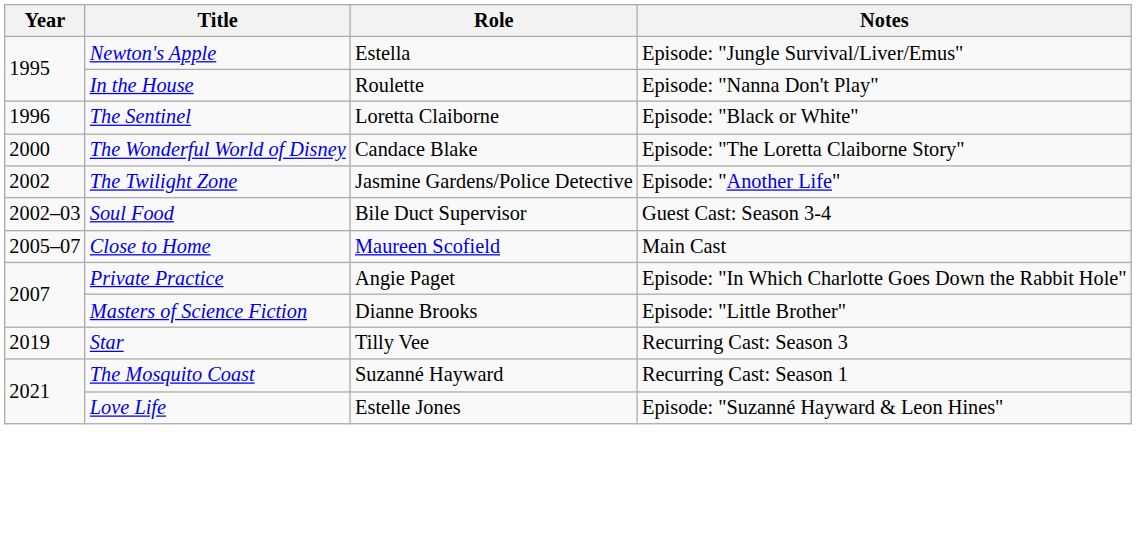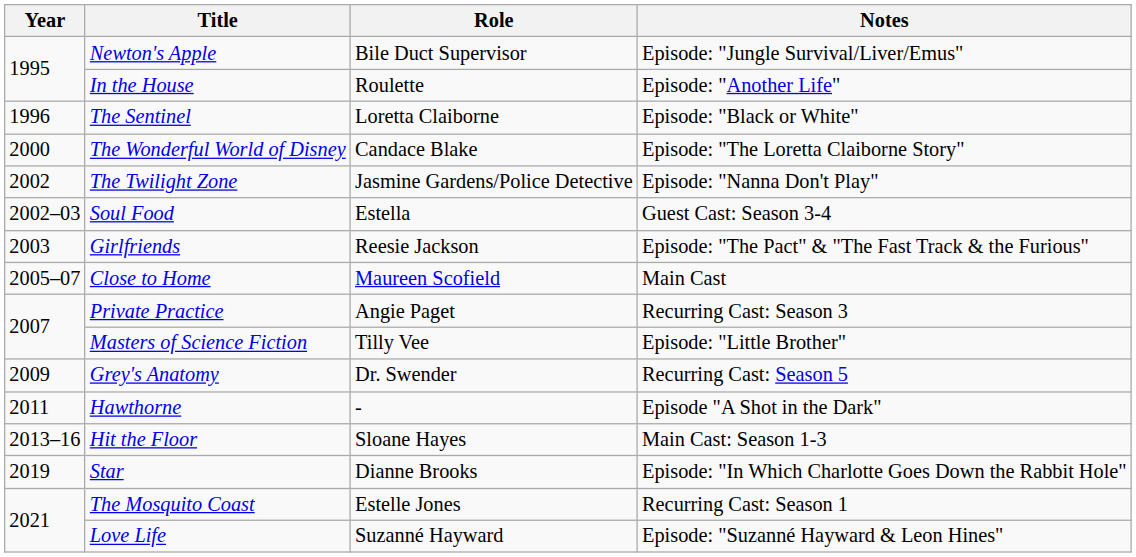(383, 52) Estella -> (441, 52) Bile Duct Supervisor
(760, 85) Episode: "Nanna Don't Play" -> (741, 85) Episode: "Another Life"
(741, 181) Episode: "Another Life" -> (760, 181) Episode: "Nanna Don't Play"
(441, 213) Bile Duct Supervisor -> (383, 213) Estella
+ row: (135, 246)
(884, 278) Episode: "In Which Charlotte Goes Down the Rabbit Hole" -> (745, 310) Recurring Cast: Season 3
(416, 310) Dianne Brooks -> (392, 342) Tilly Vee
+ row: (154, 375)
+ row: (136, 407)
+ row: (143, 439)
(392, 342) Tilly Vee -> (416, 471) Dianne Brooks
(745, 342) Recurring Cast: Season 3 -> (884, 471) Episode: "In Which Charlotte Goes Down the Rabbit Hole"
(429, 375) Suzanné Hayward -> (408, 504) Estelle Jones
(408, 407) Estelle Jones -> (429, 536) Suzanné Hayward
